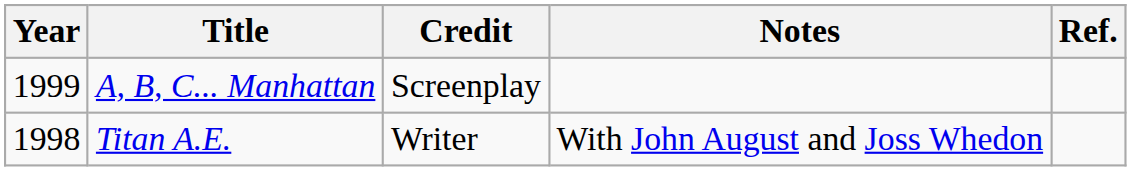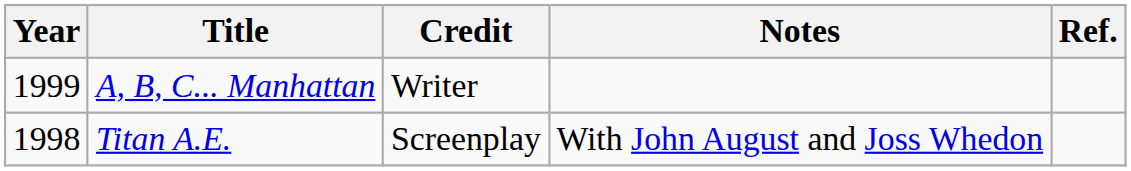(466, 84) Screenplay -> (434, 84) Writer
(434, 138) Writer -> (466, 138) Screenplay
